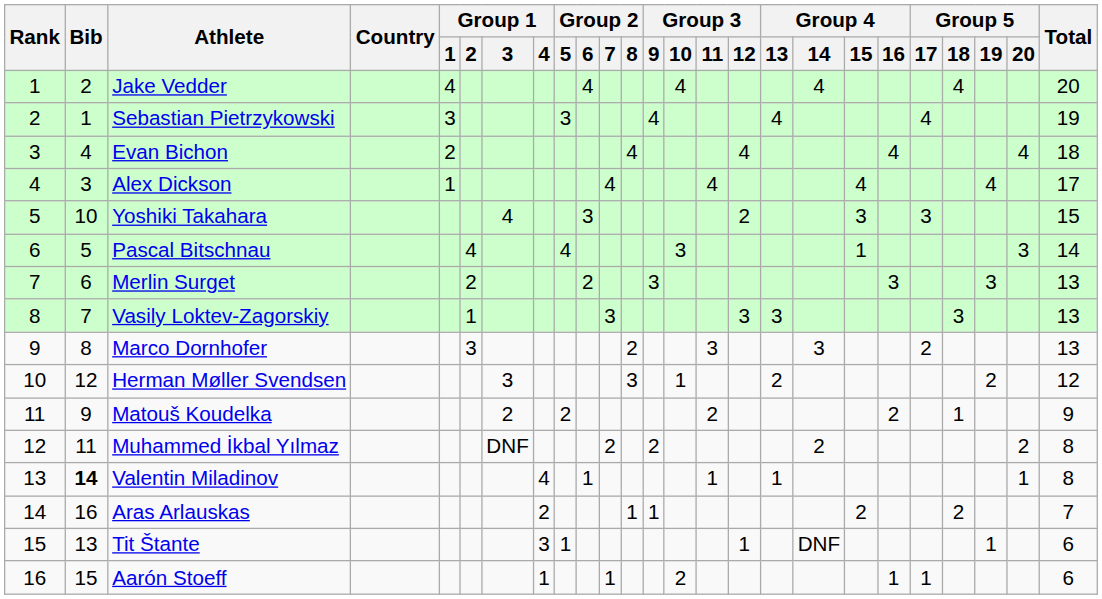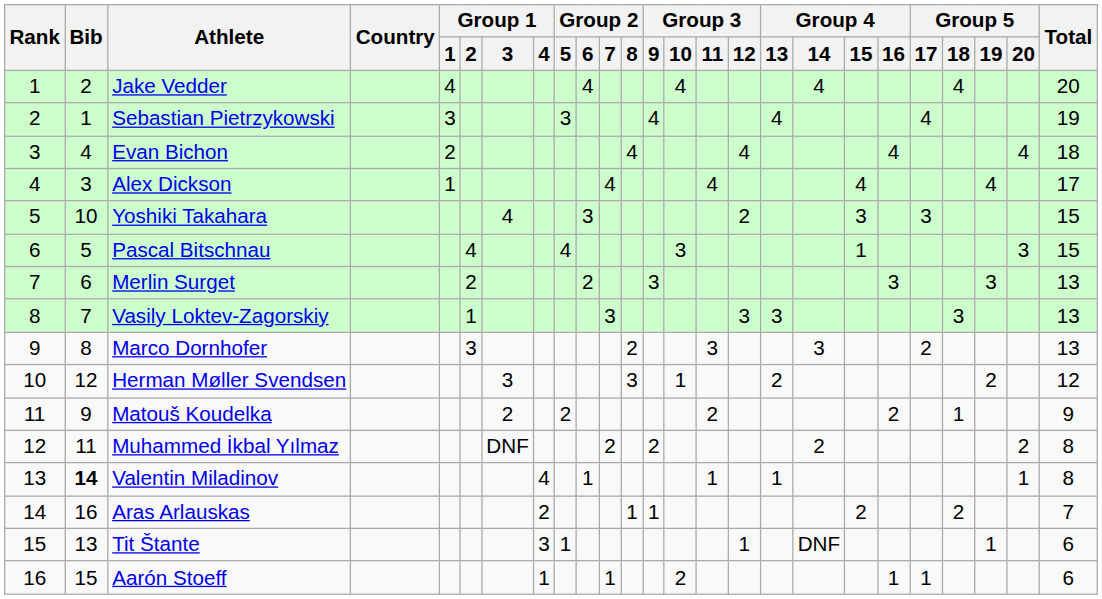(1068, 250) 14 -> (1068, 250) 15
